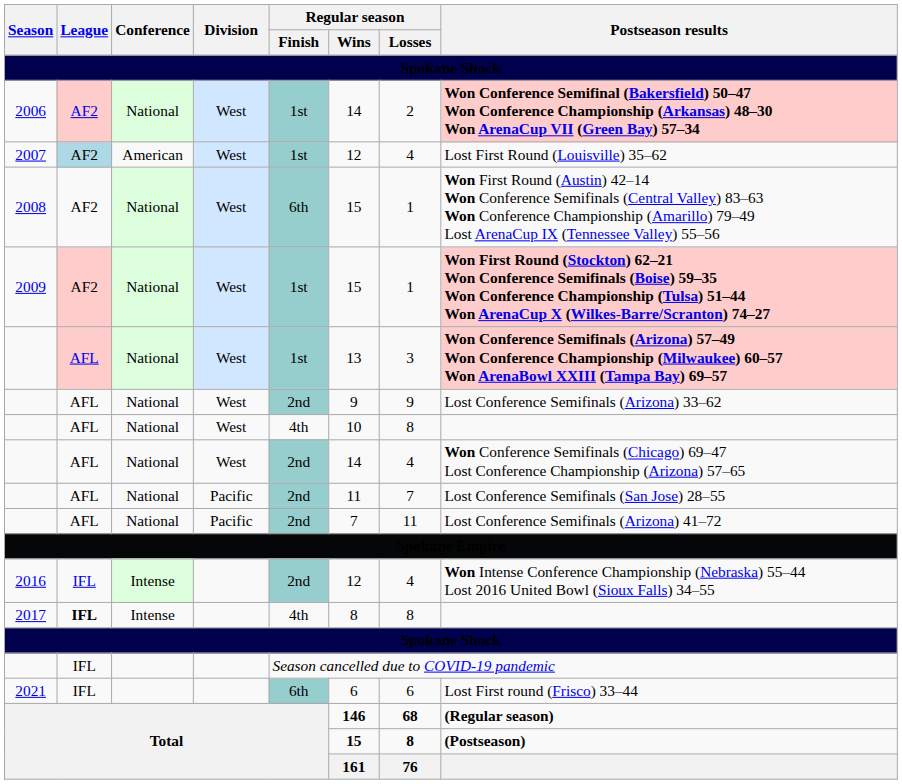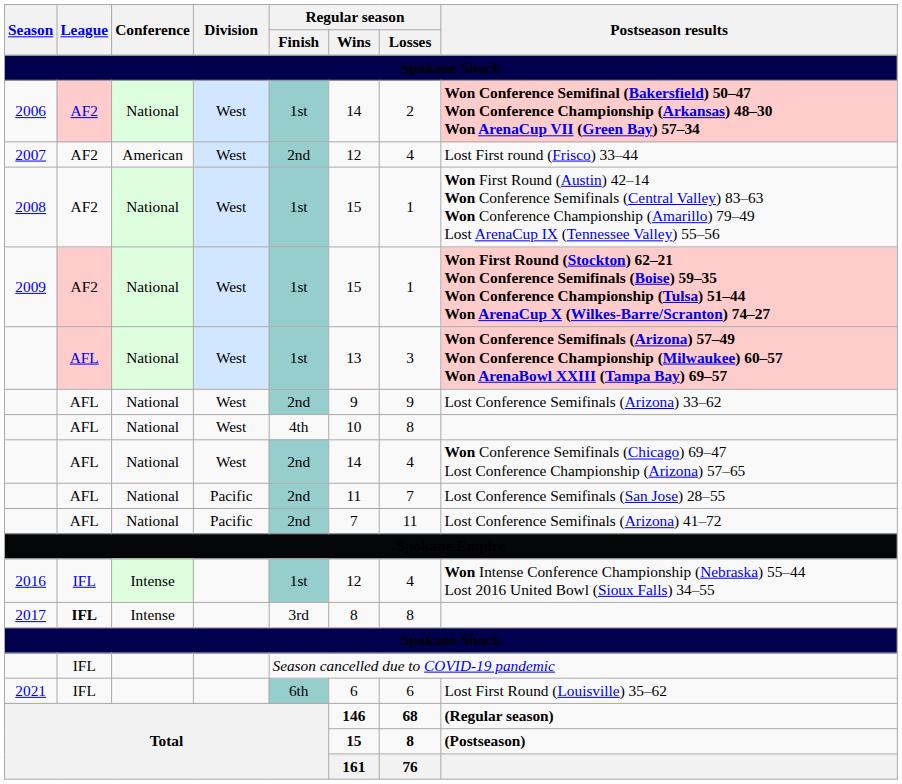(84, 154) lightblue background -> (84, 154) no background
(299, 154) 1st -> (299, 154) 2nd
(556, 154) Lost First Round (Louisville) 35–62 -> (541, 154) Lost First round (Frisco) 33–44
(299, 207) 6th -> (299, 207) 1st
(299, 580) 2nd -> (299, 580) 1st
(299, 615) 4th -> (299, 615) 3rd
(541, 691) Lost First round (Frisco) 33–44 -> (556, 691) Lost First Round (Louisville) 35–62
